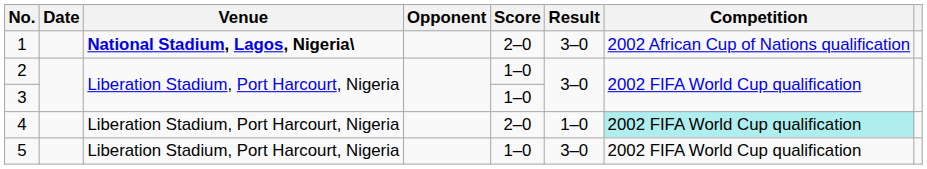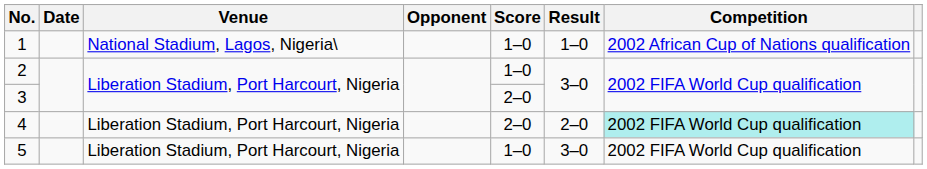(221, 44) bold -> (213, 44) normal
(517, 44) 2–0 -> (517, 44) 1–0
(574, 44) 3–0 -> (574, 44) 1–0
(517, 97) 1–0 -> (517, 97) 2–0
(574, 124) 1–0 -> (574, 124) 2–0
